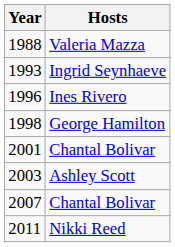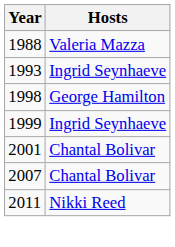- row: (25, 96)
+ row: (25, 123)
- row: (25, 176)
